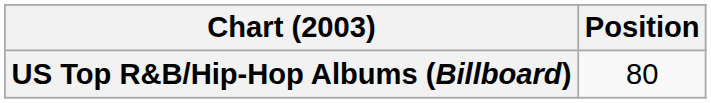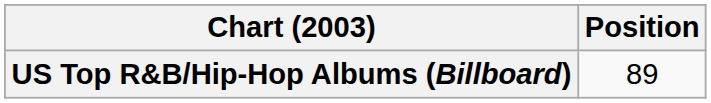(642, 73) 80 -> (642, 73) 89
